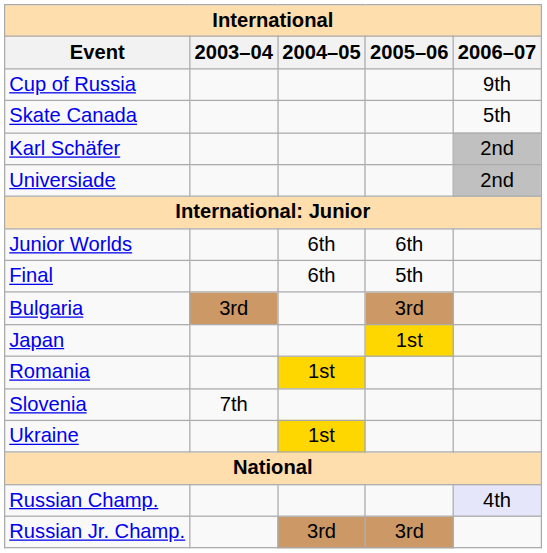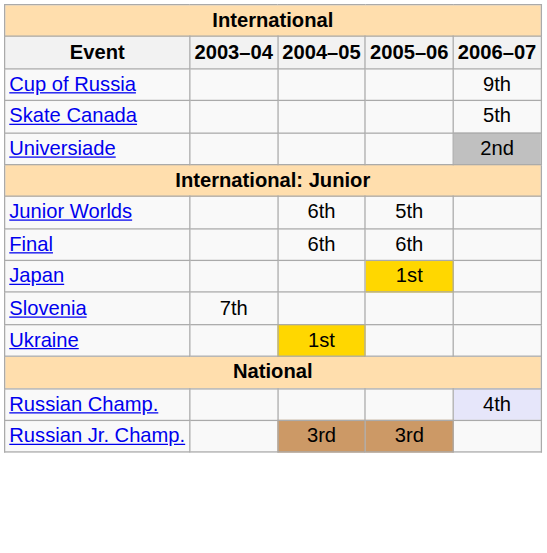- row: (65, 148)
(409, 244) 6th -> (409, 212) 5th
(409, 276) 5th -> (409, 244) 6th
- row: (46, 308)
- row: (50, 372)
